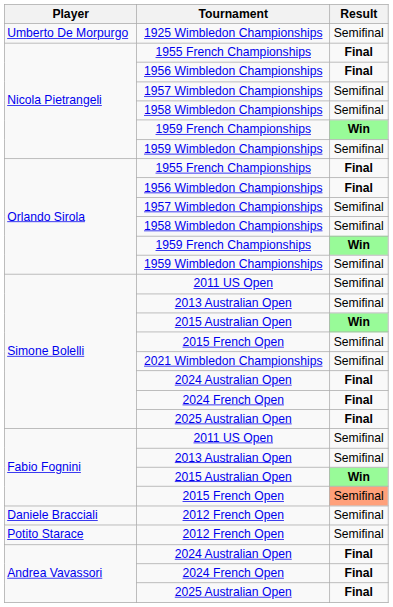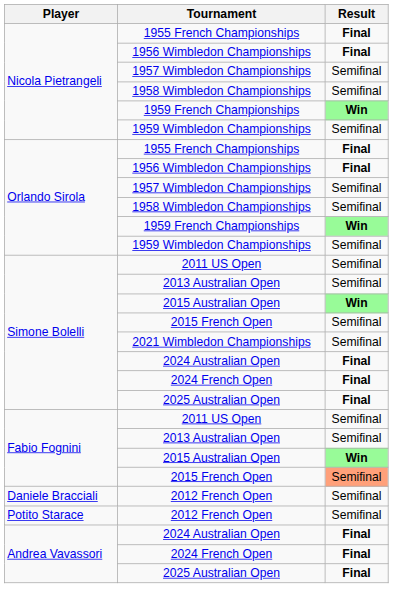- row: (68, 33)
